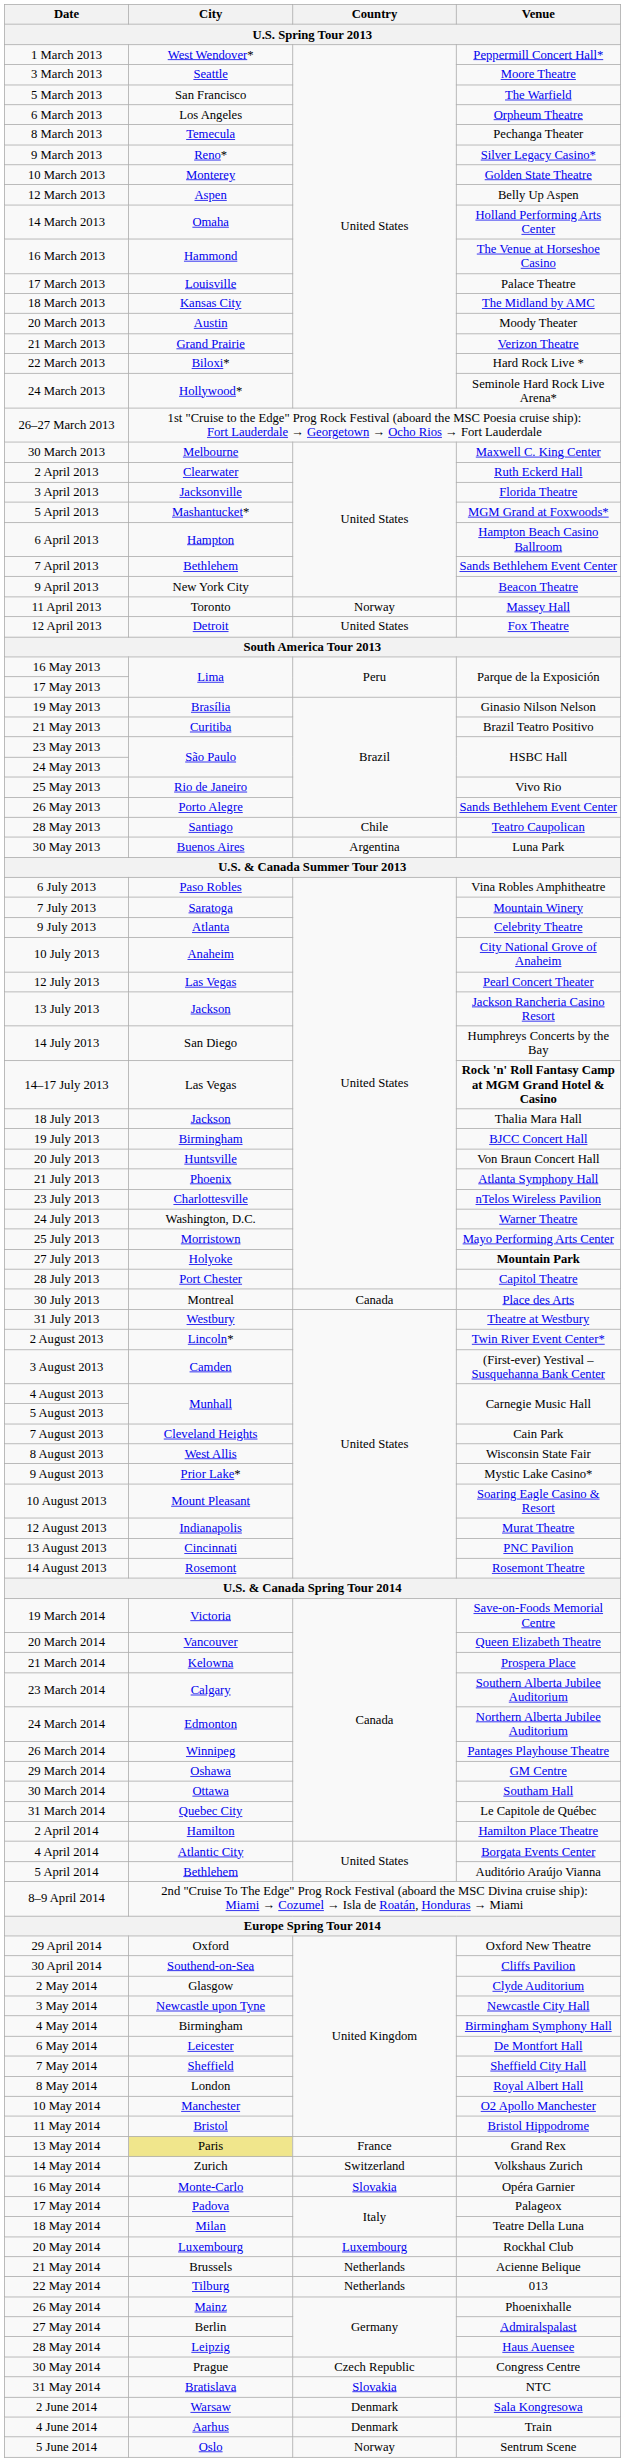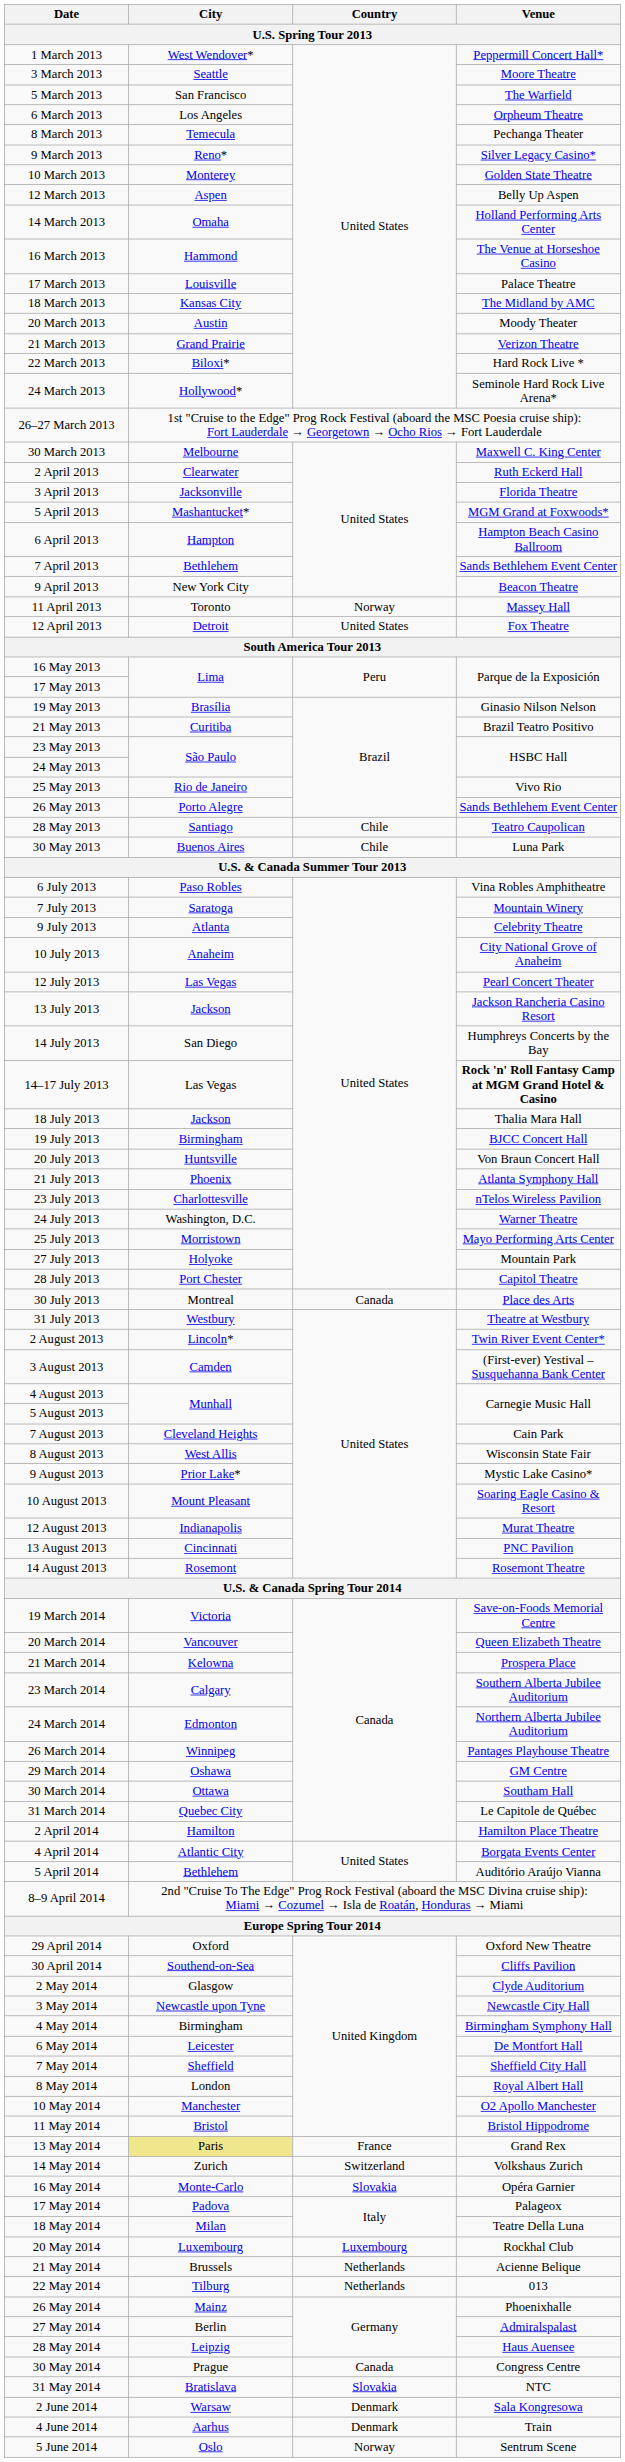(374, 847) Argentina -> (374, 847) Chile
(538, 1259) bold -> (538, 1259) normal
(374, 2366) Czech Republic -> (374, 2366) Canada
